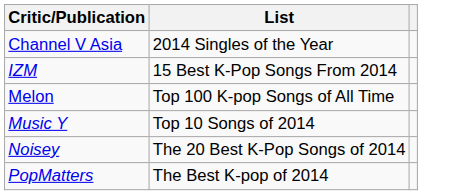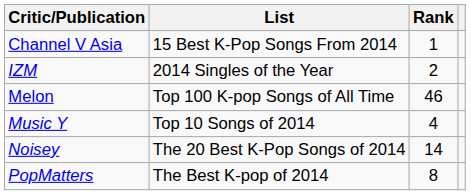+ column: (433, 17)
(243, 44) 2014 Singles of the Year -> (275, 44) 15 Best K-Pop Songs From 2014
(275, 70) 15 Best K-Pop Songs From 2014 -> (243, 70) 2014 Singles of the Year
